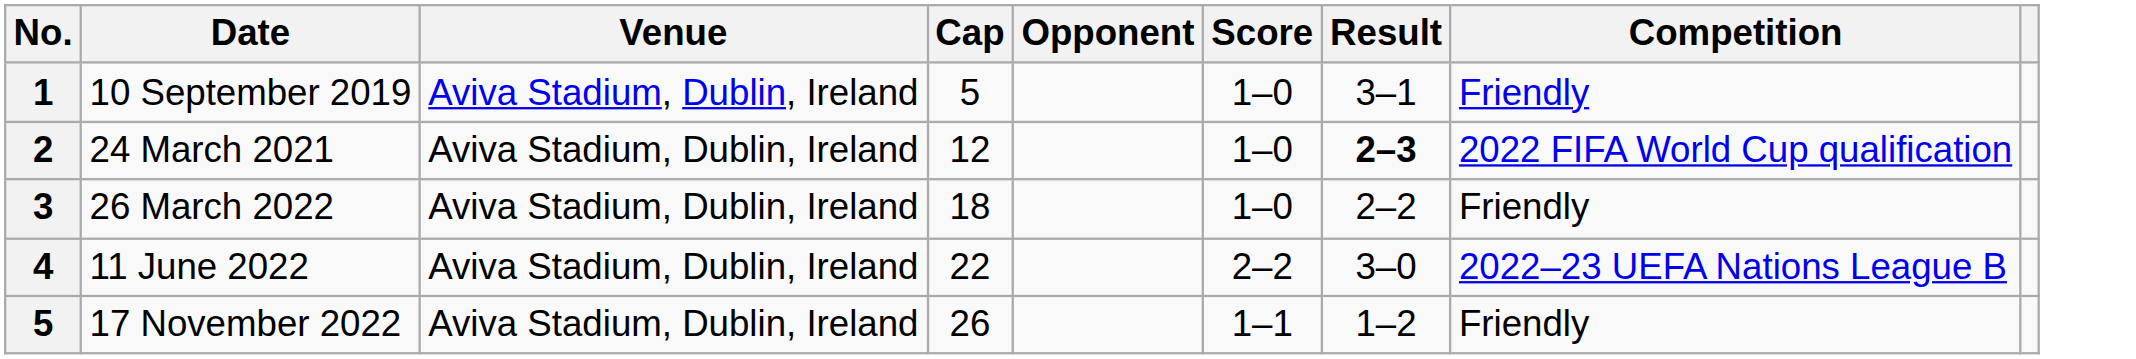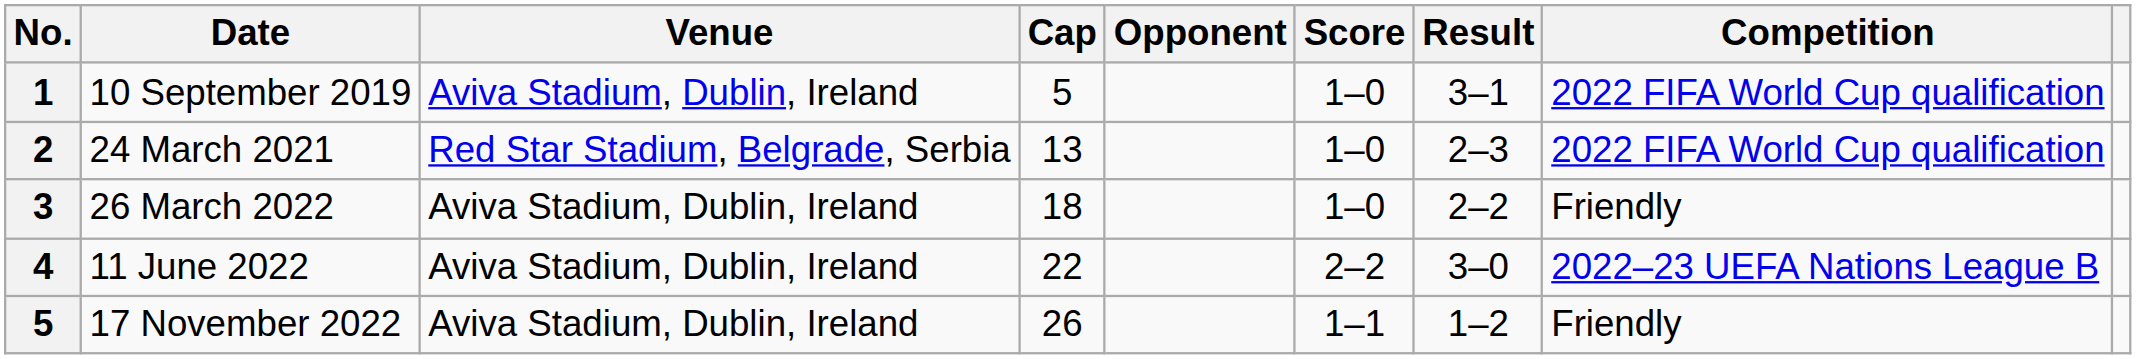(1524, 91) Friendly -> (1828, 91) 2022 FIFA World Cup qualification
(673, 149) Aviva Stadium, Dublin, Ireland -> (719, 149) Red Star Stadium, Belgrade, Serbia
(970, 149) 12 -> (1062, 149) 13
(1386, 149) bold -> (1478, 149) normal
